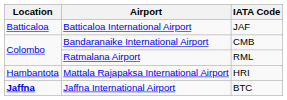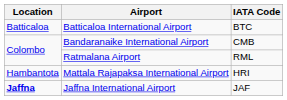(242, 27) JAF -> (243, 27) BTC
(243, 88) BTC -> (242, 88) JAF
